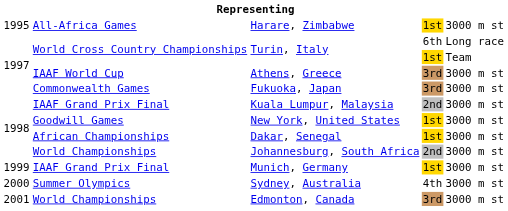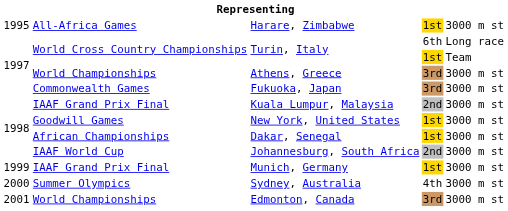(78, 73) IAAF World Cup -> (95, 73) World Championships
(95, 152) World Championships -> (78, 152) IAAF World Cup
